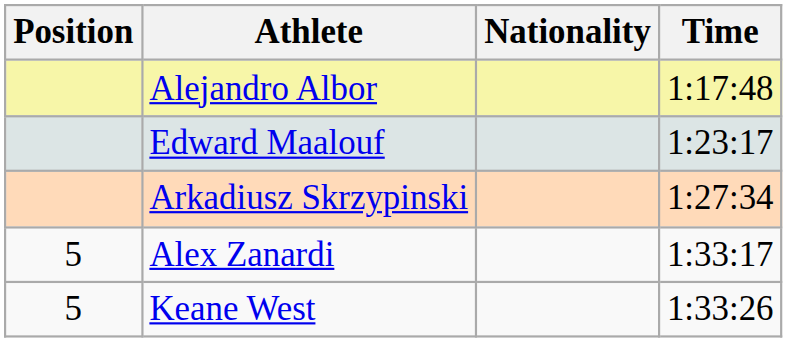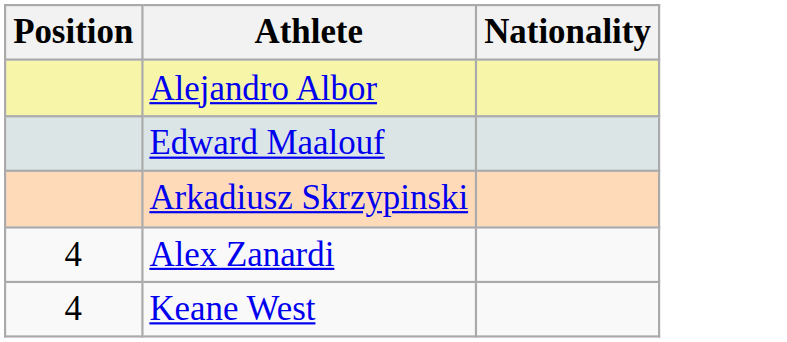- column: (720, 32)
(73, 253) 5 -> (73, 253) 4
(73, 308) 5 -> (73, 308) 4
